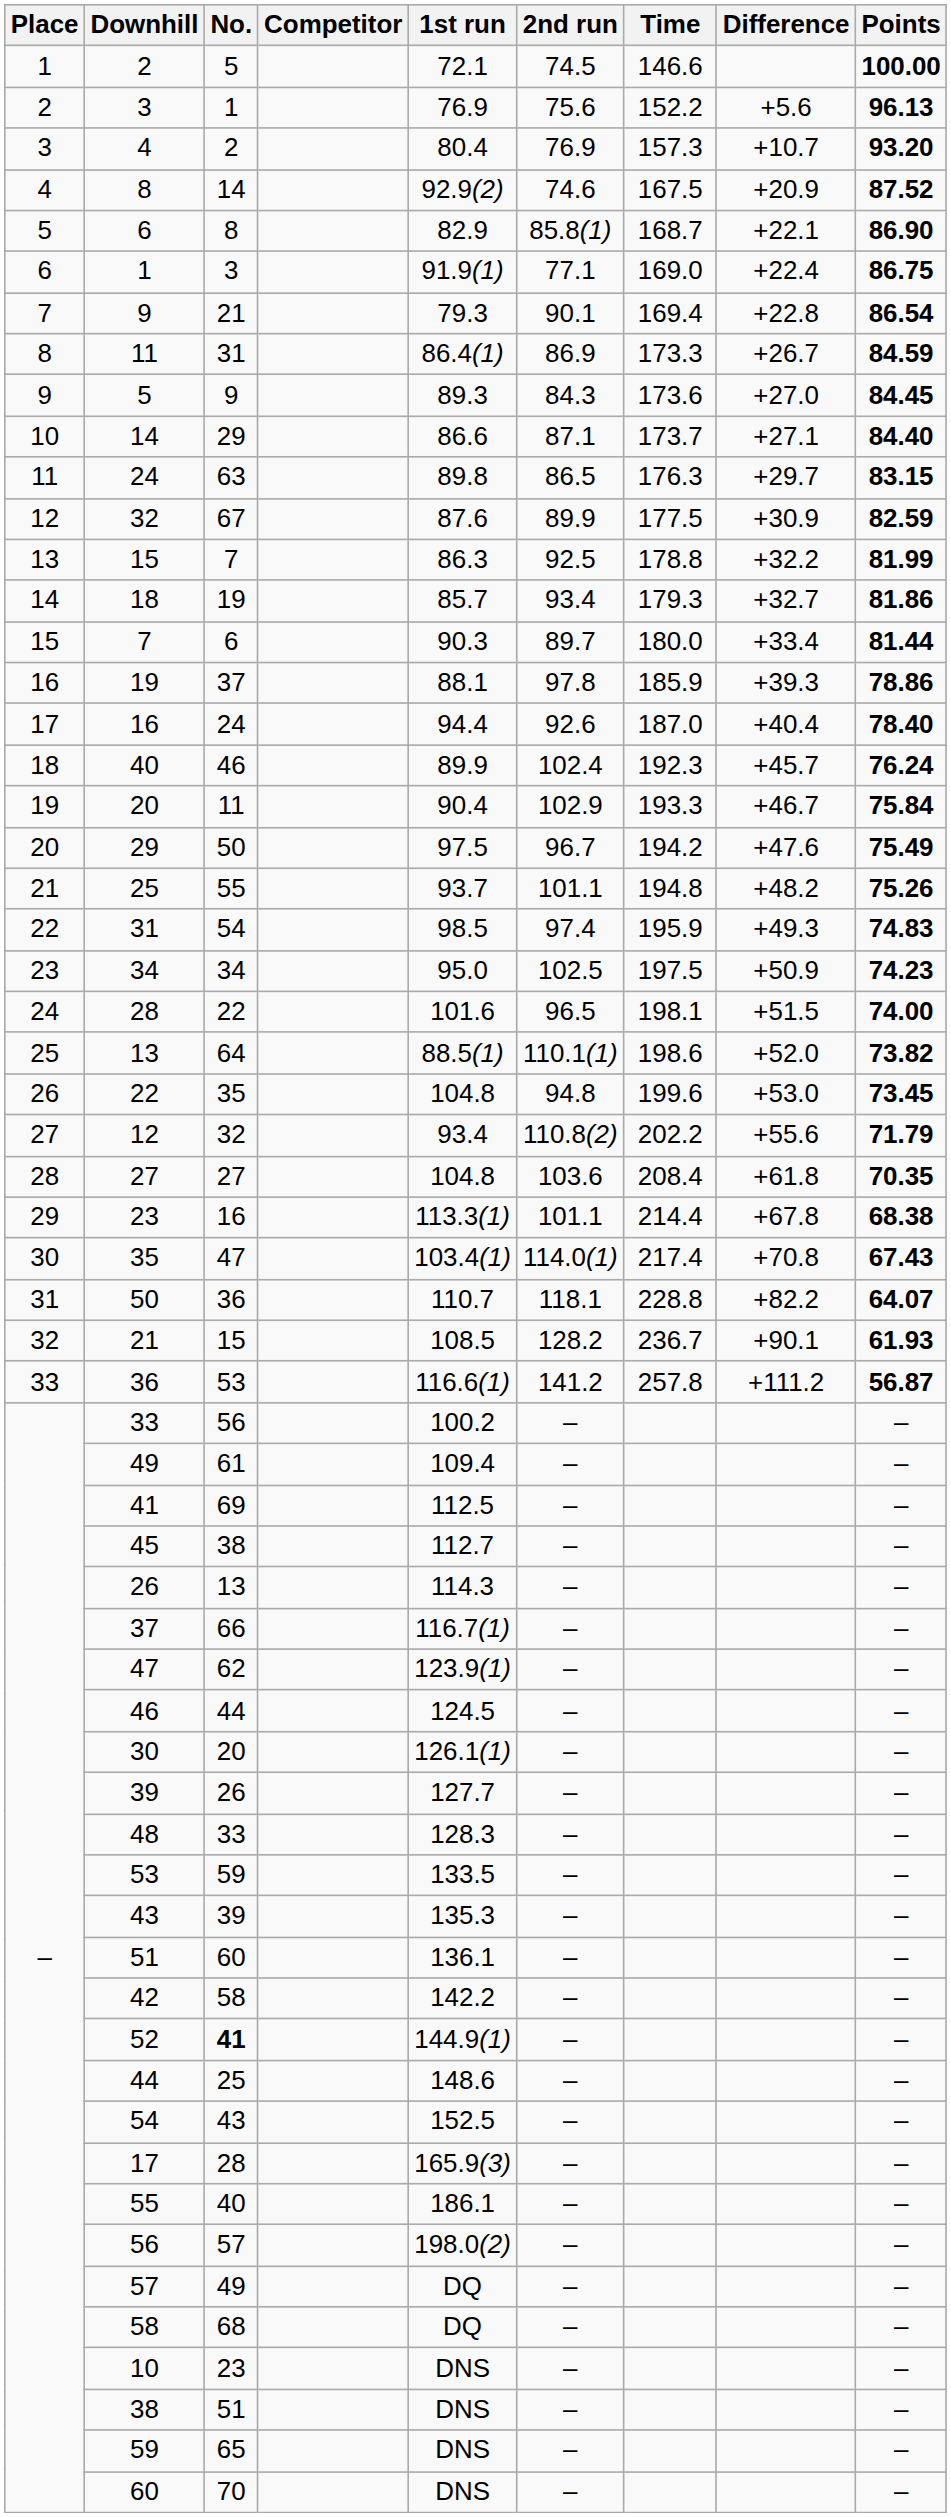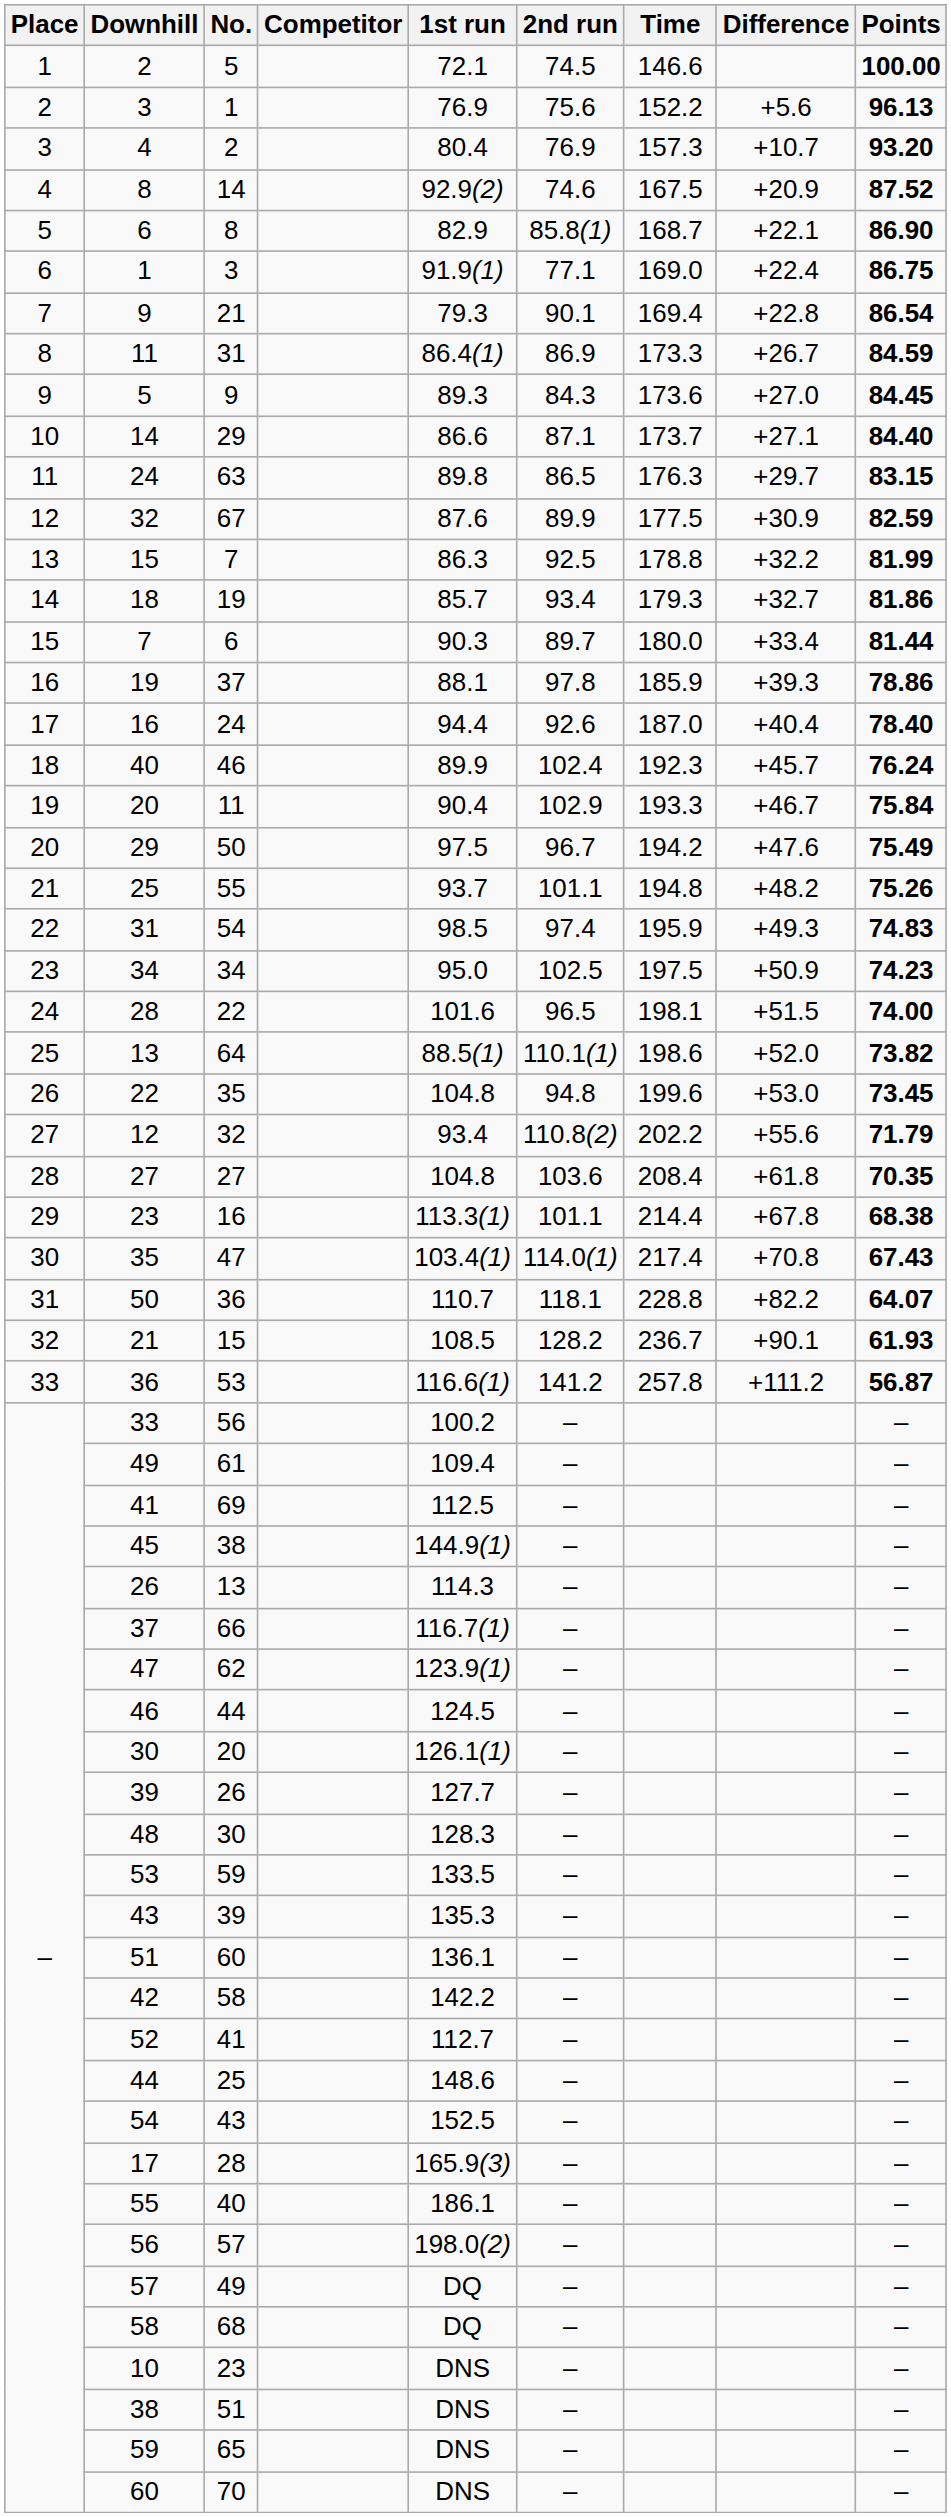(463, 1546) 112.7 -> (463, 1546) 144.9(1)
(231, 1833) 33 -> (231, 1833) 30
(231, 2039) bold -> (231, 2039) normal
(463, 2039) 144.9(1) -> (463, 2039) 112.7
